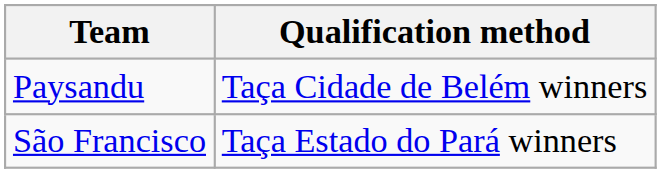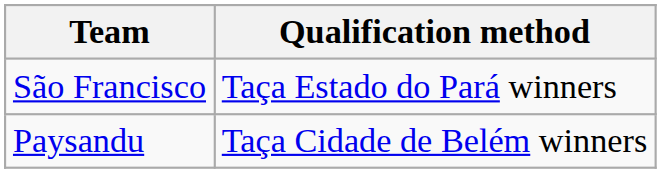rows swapped: (79, 85) <-> (109, 140)
